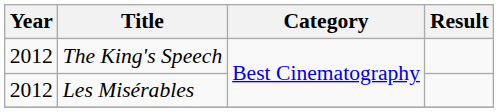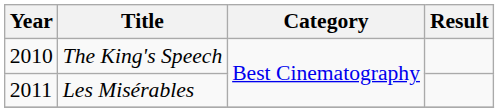(31, 55) 2012 -> (31, 55) 2010
(31, 90) 2012 -> (31, 90) 2011
